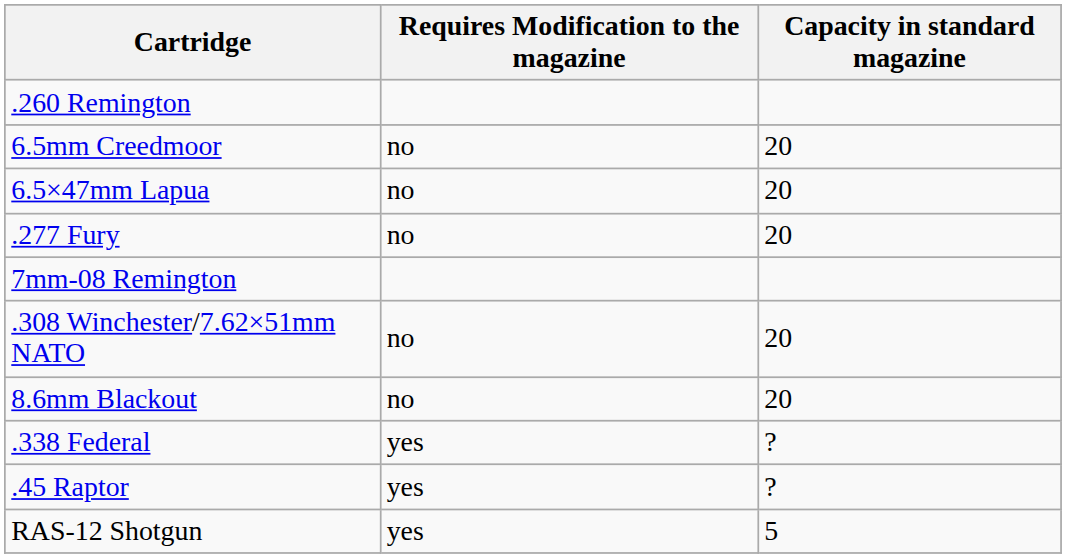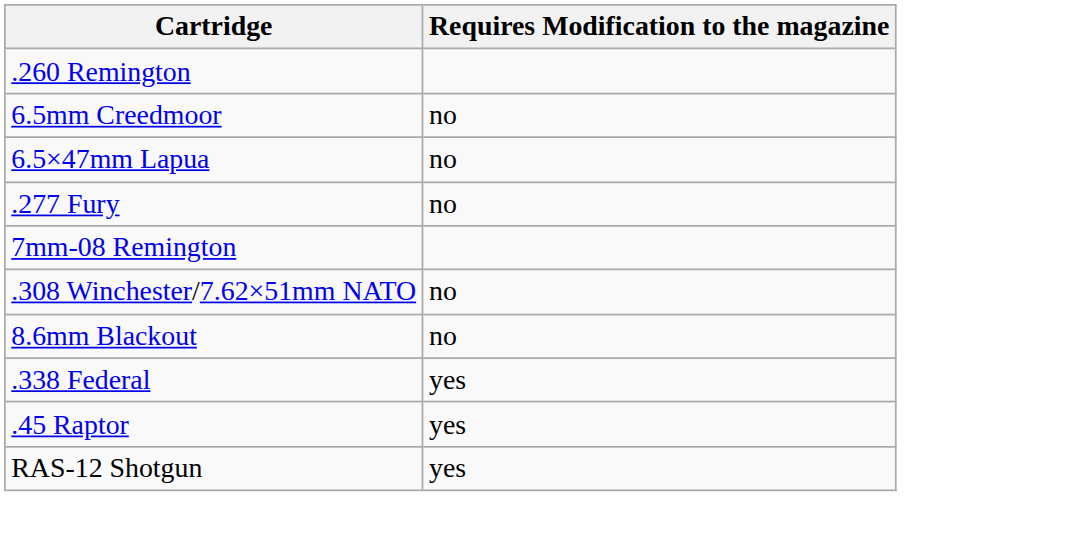- column: (909, 42)
